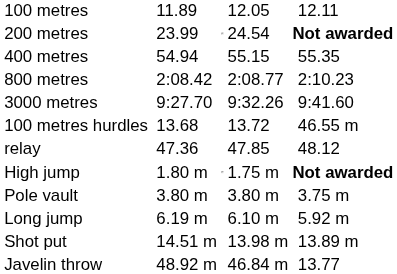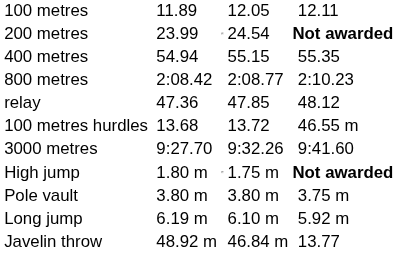rows swapped: (51, 102) <-> (22, 149)
- row: (35, 241)
